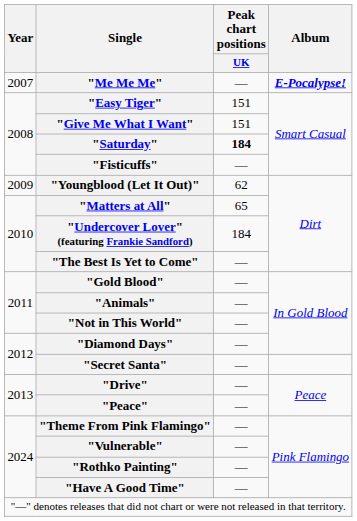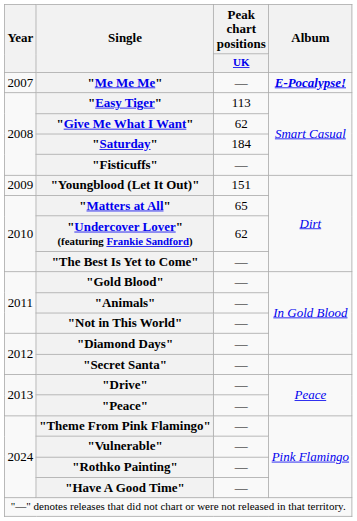(241, 103) 151 -> (241, 103) 113
(241, 123) 151 -> (241, 123) 62
(241, 144) bold -> (241, 144) normal
(241, 185) 62 -> (241, 185) 151
(241, 233) 184 -> (241, 233) 62
